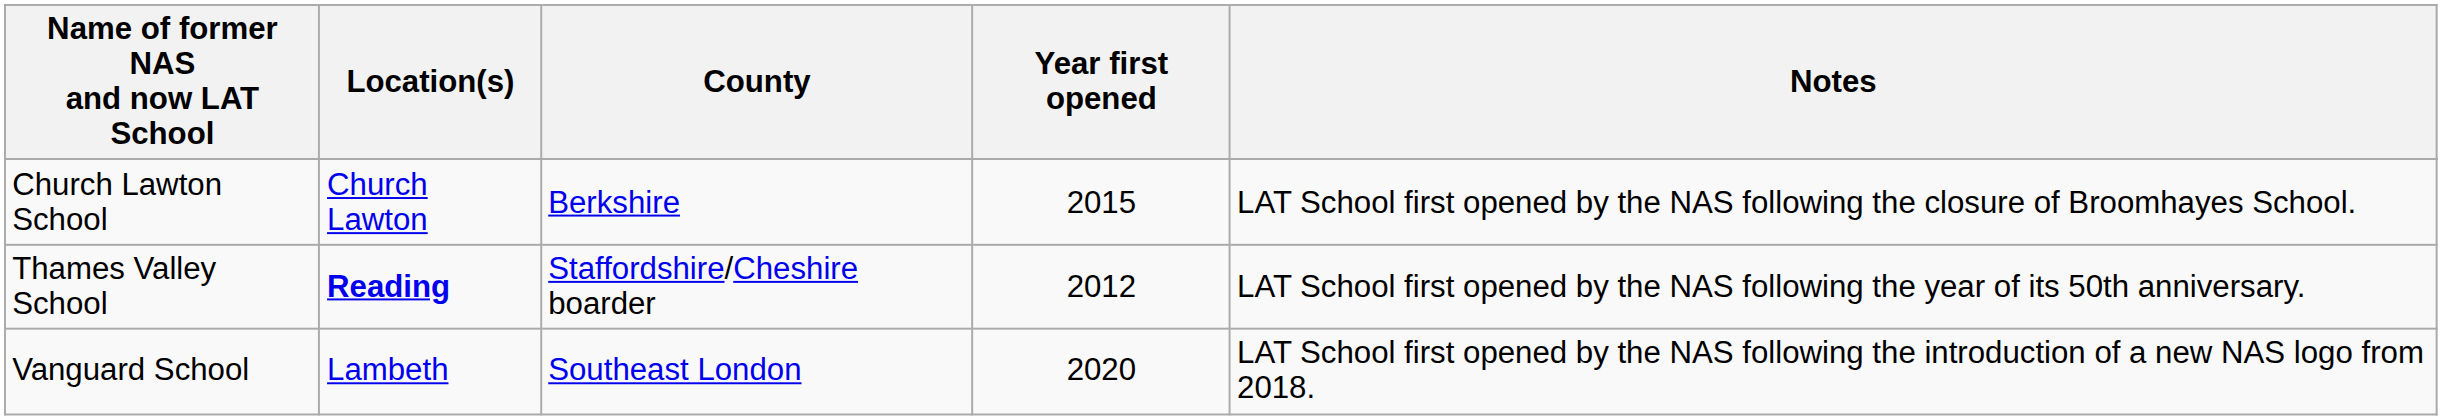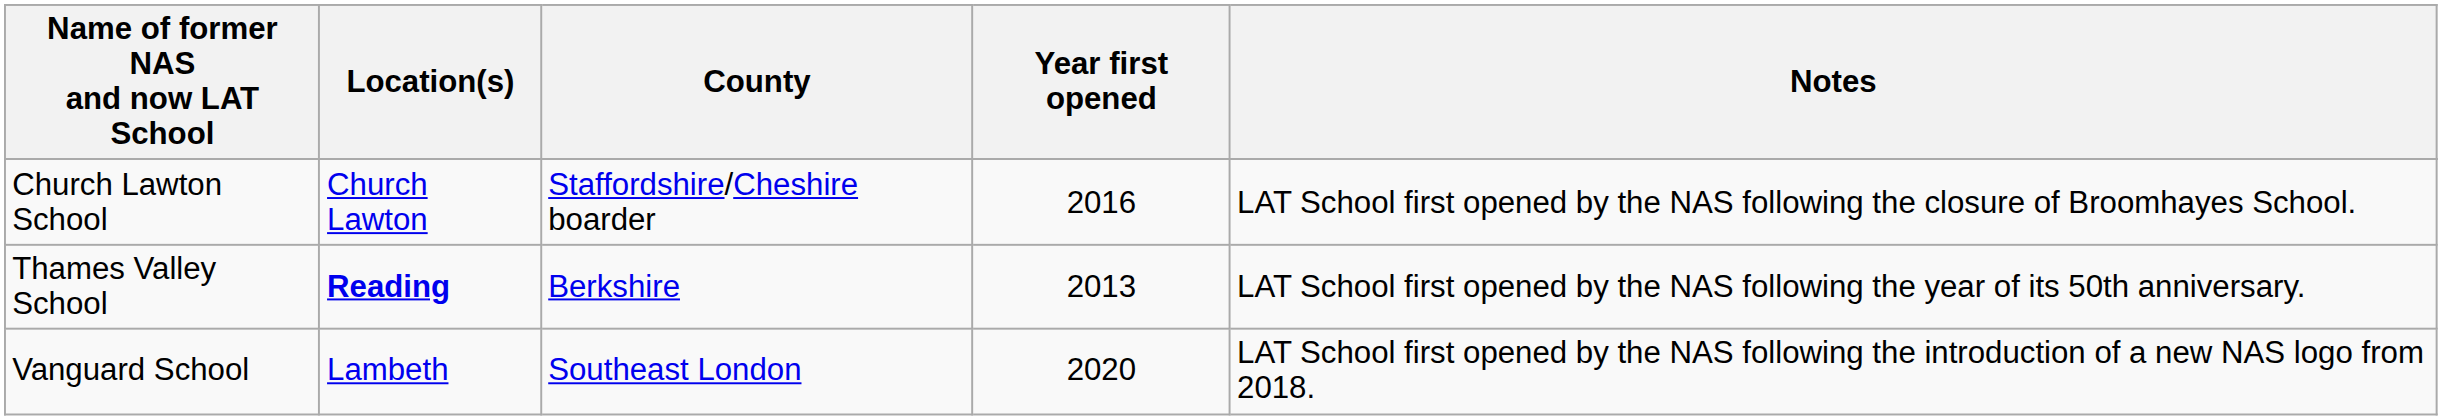(614, 201) Berkshire -> (703, 201) Staffordshire/Cheshire boarder
(1101, 201) 2015 -> (1101, 201) 2016
(703, 286) Staffordshire/Cheshire boarder -> (614, 286) Berkshire
(1101, 286) 2012 -> (1101, 286) 2013
